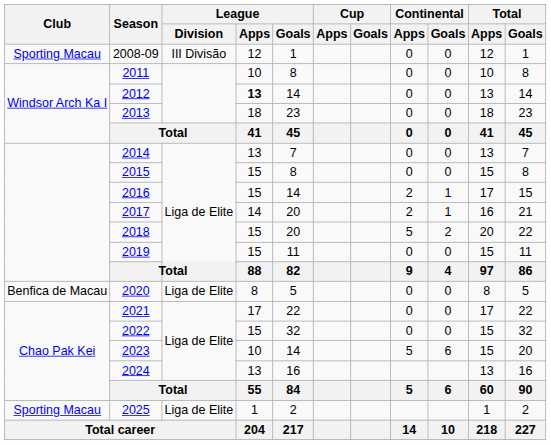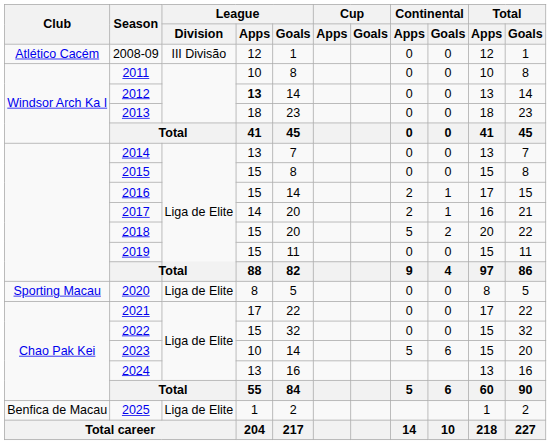(57, 53) Sporting Macau -> (57, 53) Atlético Cacém
(57, 291) Benfica de Macau -> (57, 291) Sporting Macau
(57, 410) Sporting Macau -> (57, 410) Benfica de Macau
